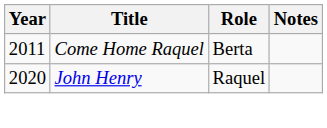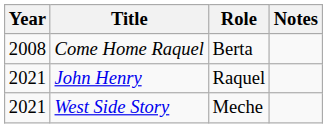(27, 48) 2011 -> (27, 48) 2008
(27, 78) 2020 -> (27, 78) 2021
+ row: (112, 107)
